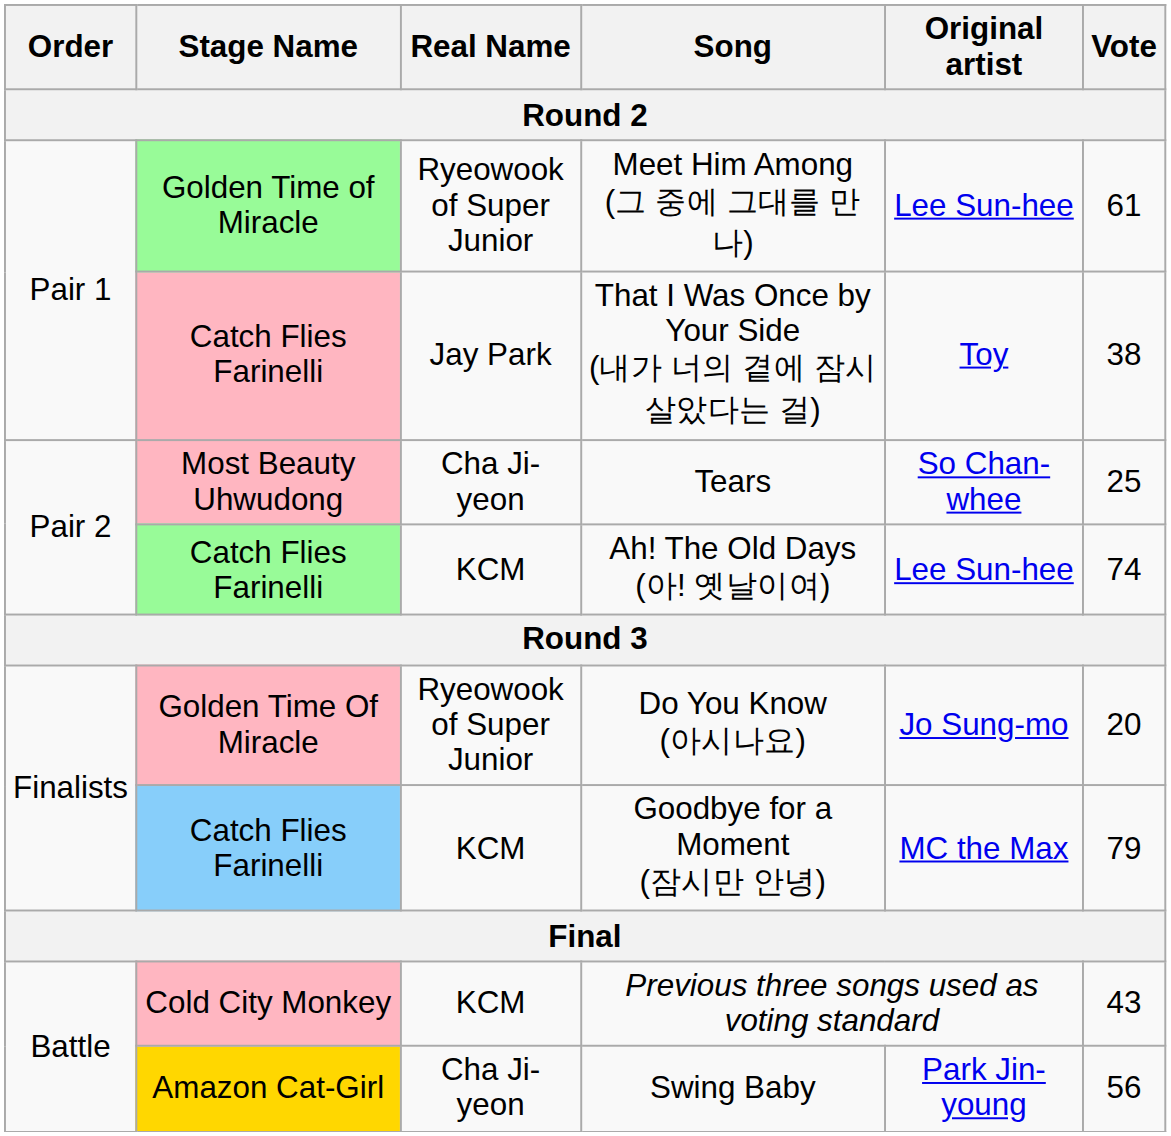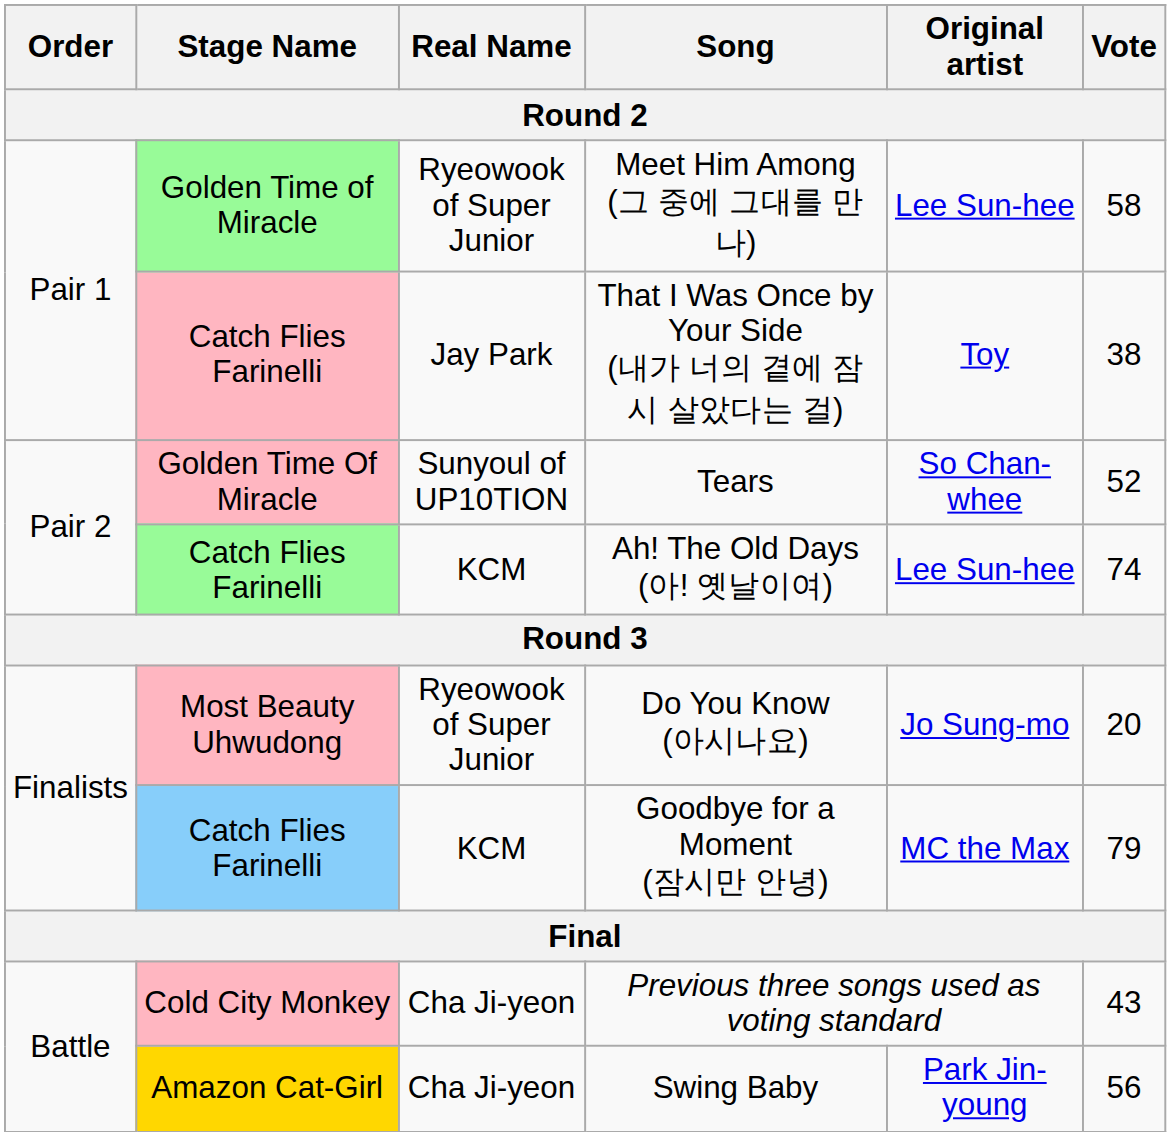(1124, 205) 61 -> (1124, 205) 58
(268, 481) Most Beauty Uhwudong -> (267, 481) Golden Time Of Miracle
(491, 481) Cha Ji-yeon -> (491, 481) Sunyoul of UP10TION
(1124, 481) 25 -> (1124, 481) 52
(268, 724) Golden Time Of Miracle -> (267, 724) Most Beauty Uhwudong
(491, 1002) KCM -> (491, 1002) Cha Ji-yeon
